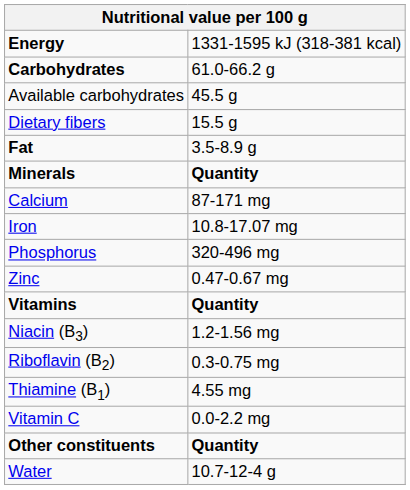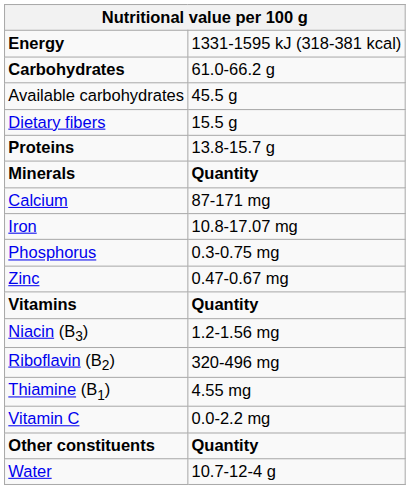- row: (21, 148)
+ row: (41, 148)
(235, 252) 320-496 mg -> (235, 252) 0.3-0.75 mg
(235, 362) 0.3-0.75 mg -> (235, 362) 320-496 mg
